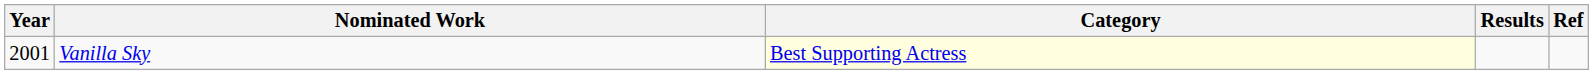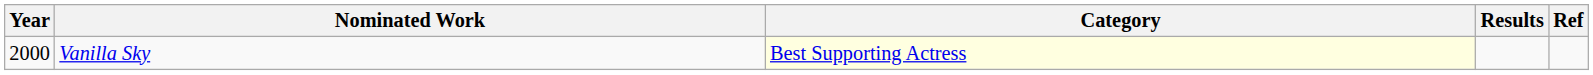(30, 52) 2001 -> (30, 52) 2000
